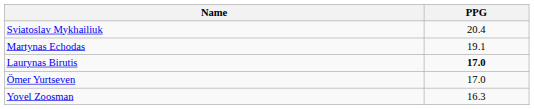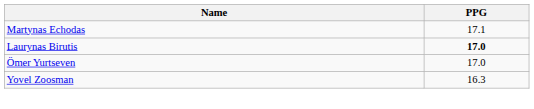- row: (55, 29)
(476, 46) 19.1 -> (476, 29) 17.1
